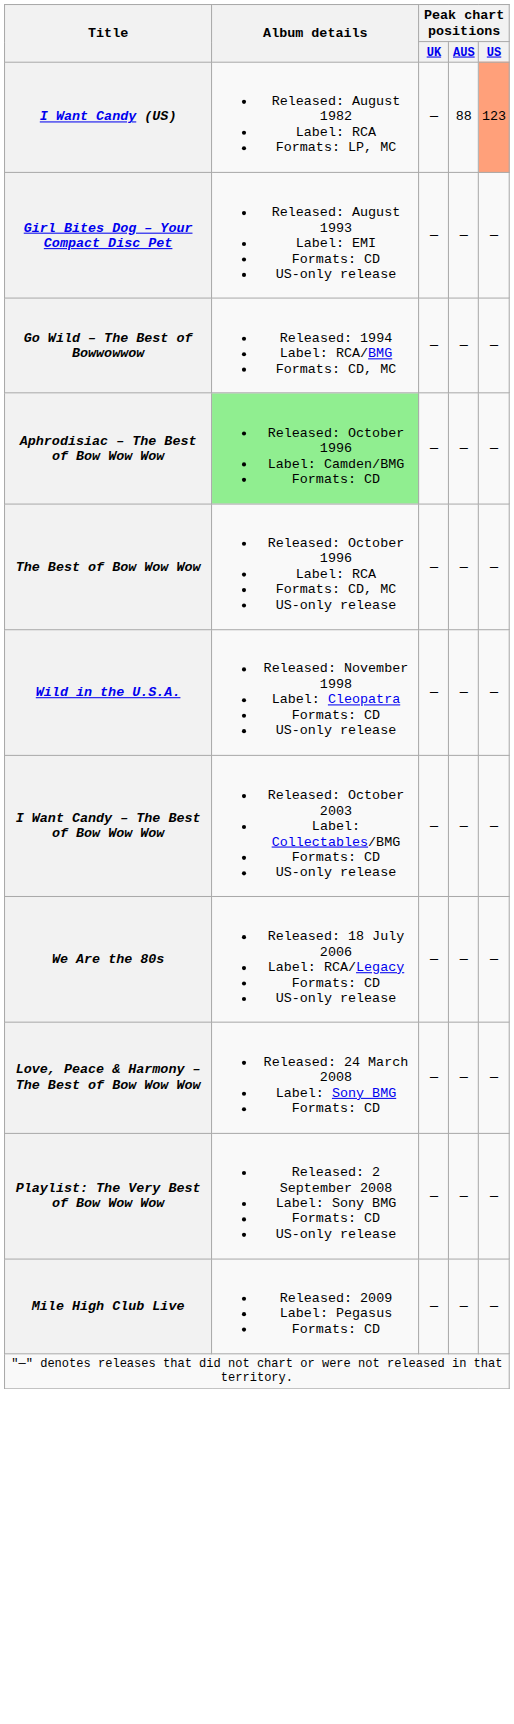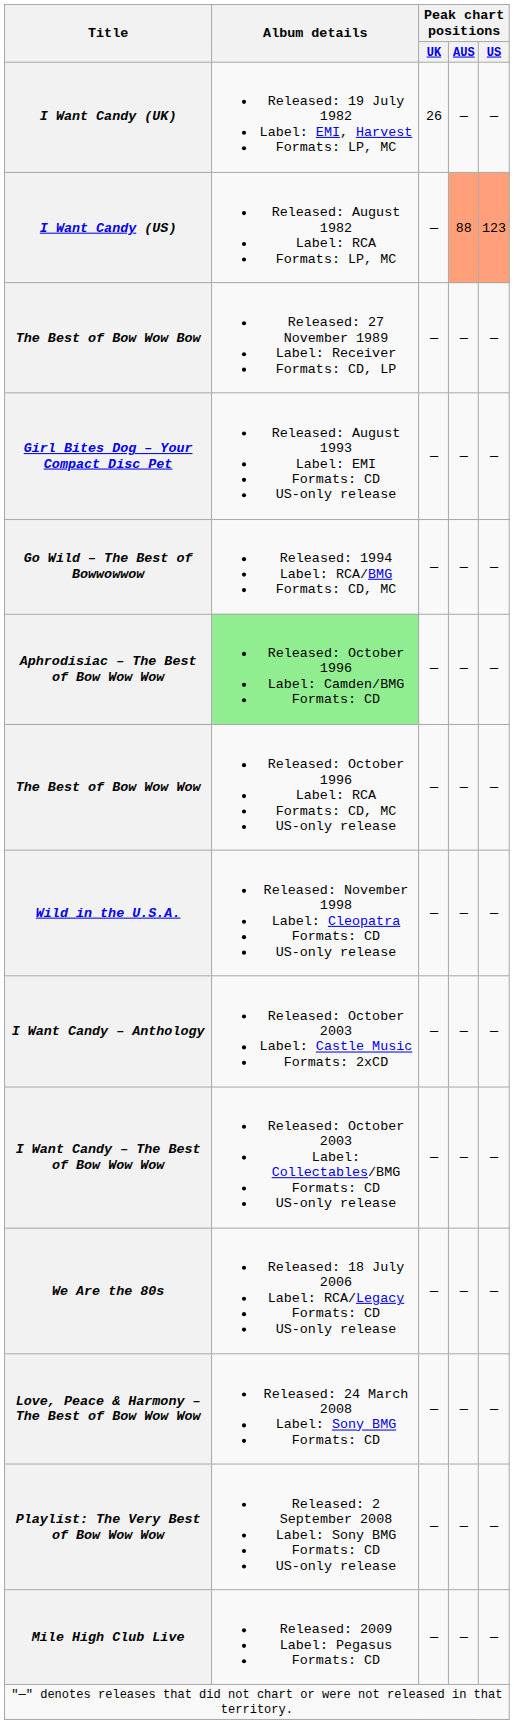+ row: (108, 117)
(464, 117) no background -> (464, 228) lightsalmon background
+ row: (108, 338)
+ row: (108, 1031)
